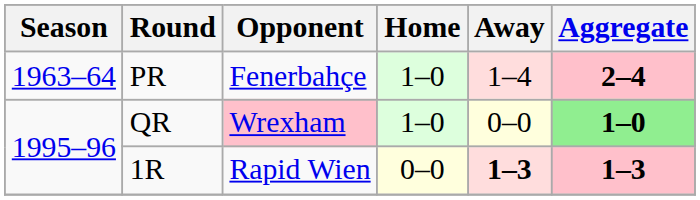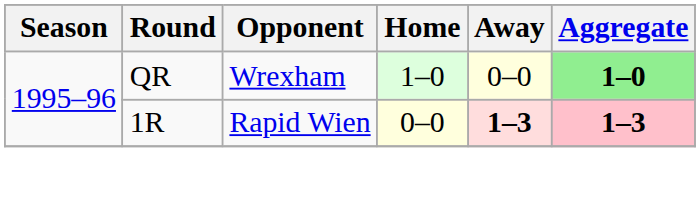- row: (148, 75)
(287, 122) pink background -> (287, 75) no background
